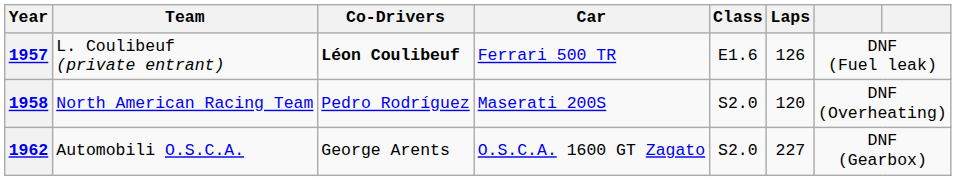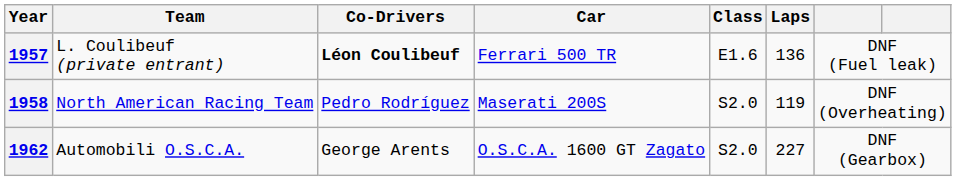(790, 56) 126 -> (790, 56) 136
(790, 103) 120 -> (790, 103) 119
